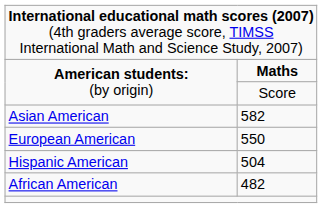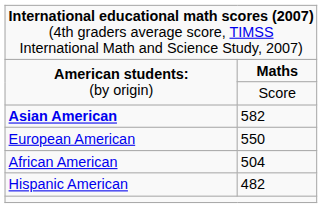(59, 116) normal -> (63, 116) bold
(68, 162) Hispanic American -> (63, 162) African American
(63, 184) African American -> (68, 184) Hispanic American
